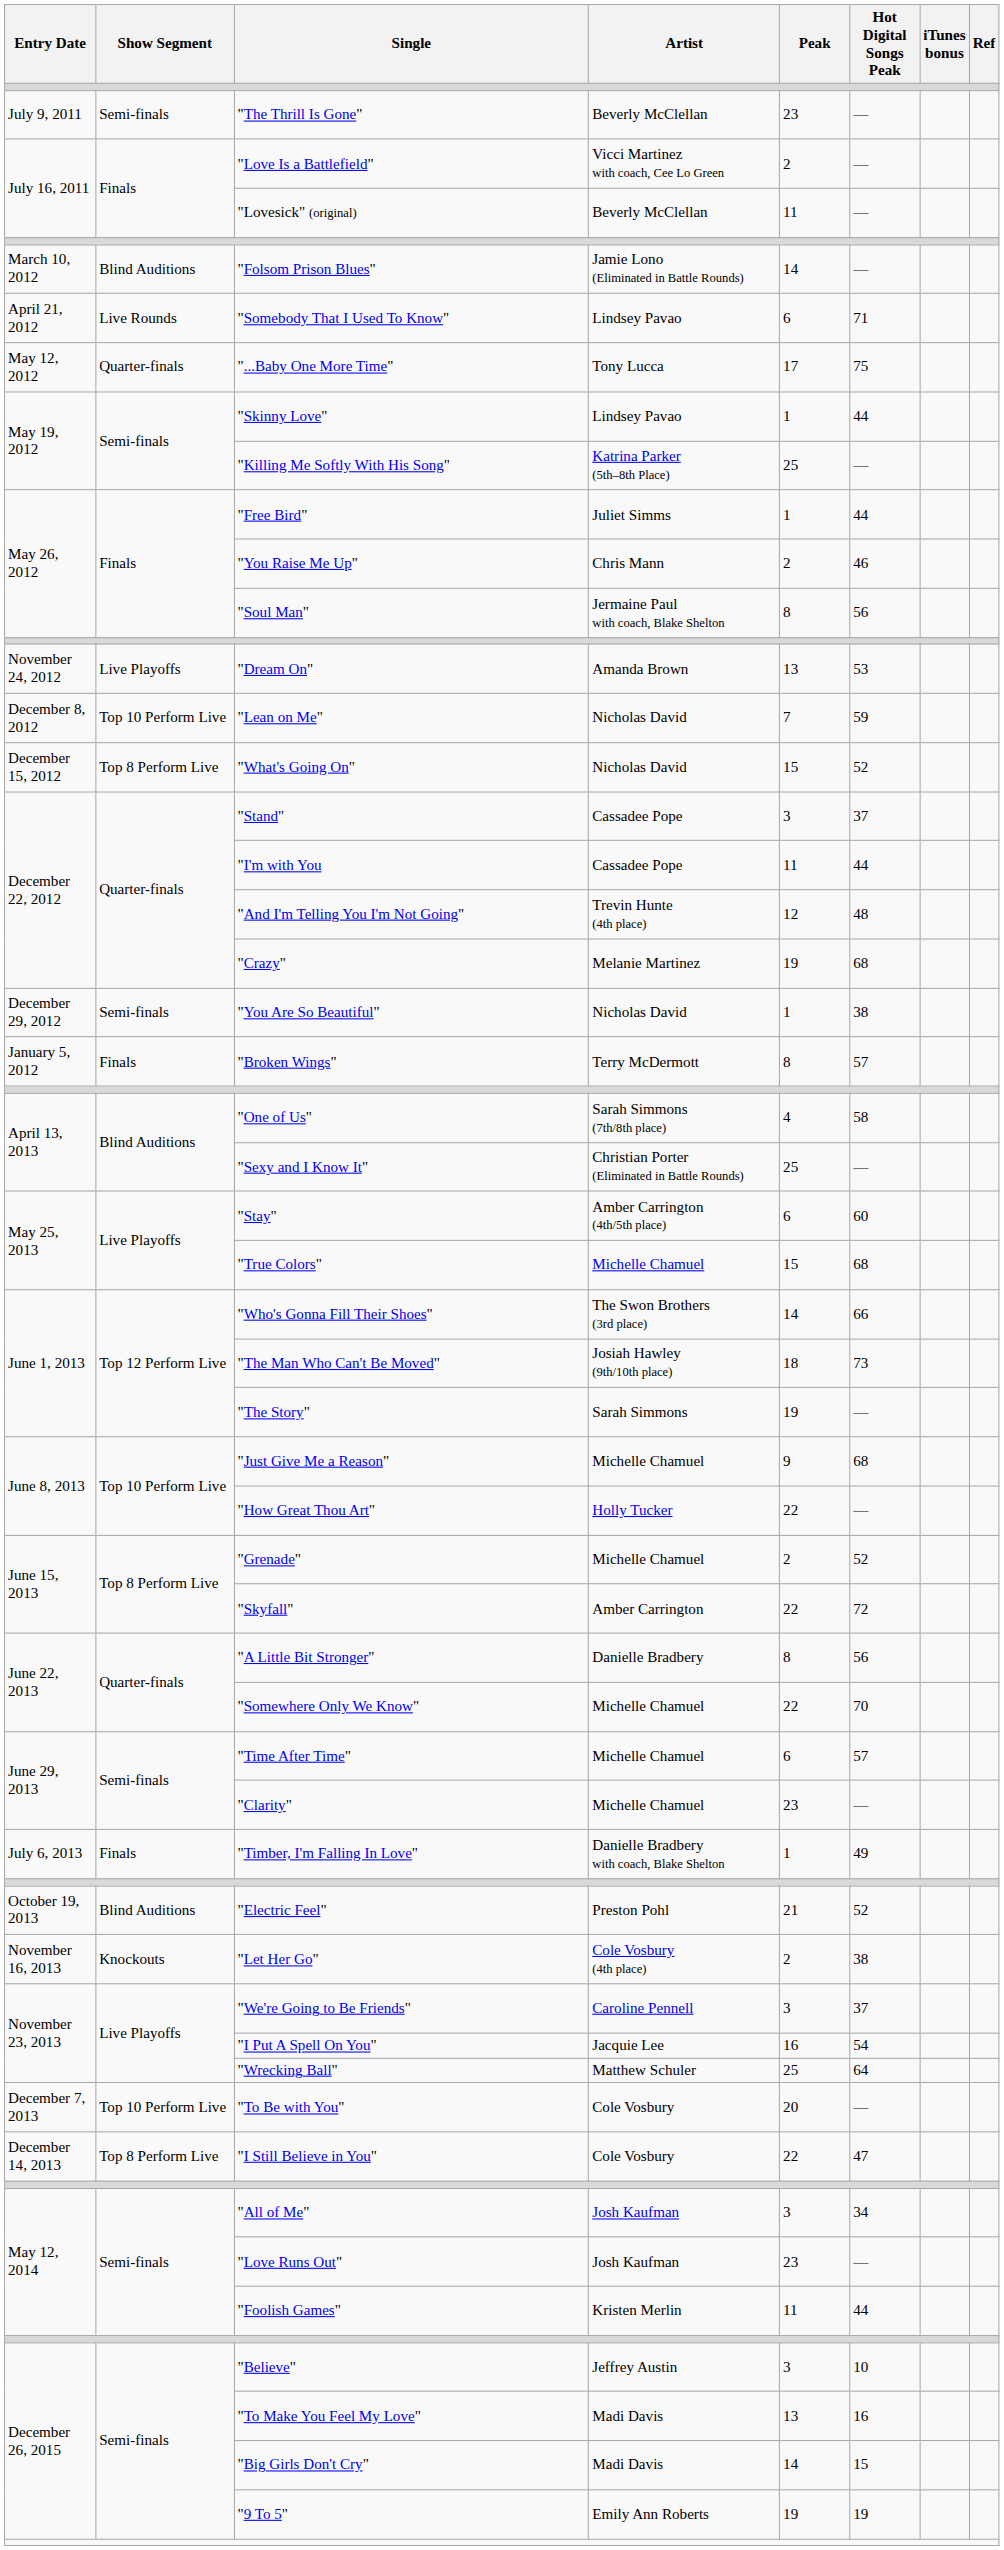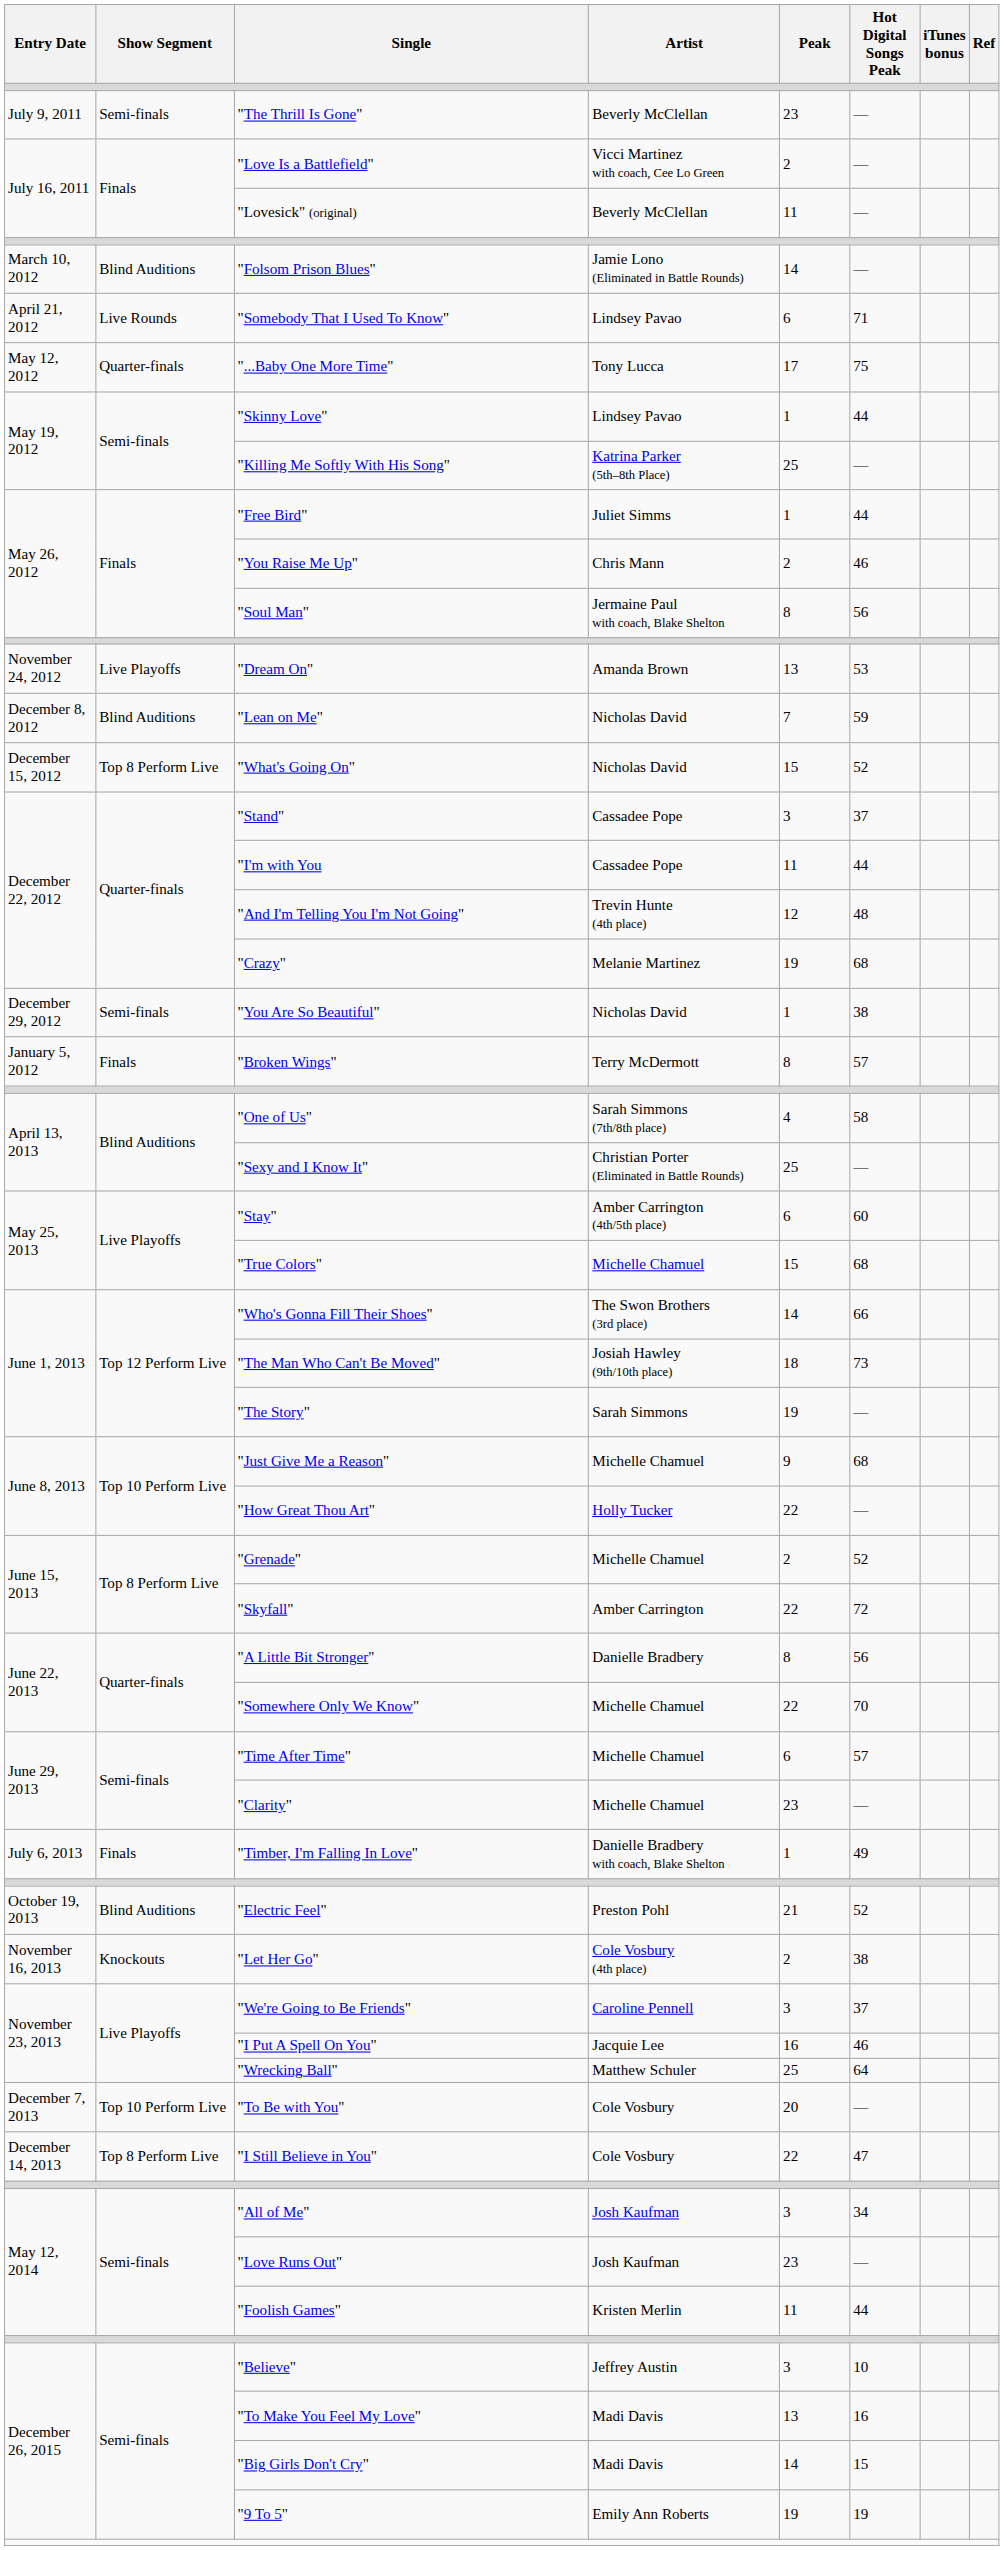(163, 718) Top 10 Perform Live -> (147, 718) Blind Auditions
(861, 2045) 54 -> (861, 2045) 46
